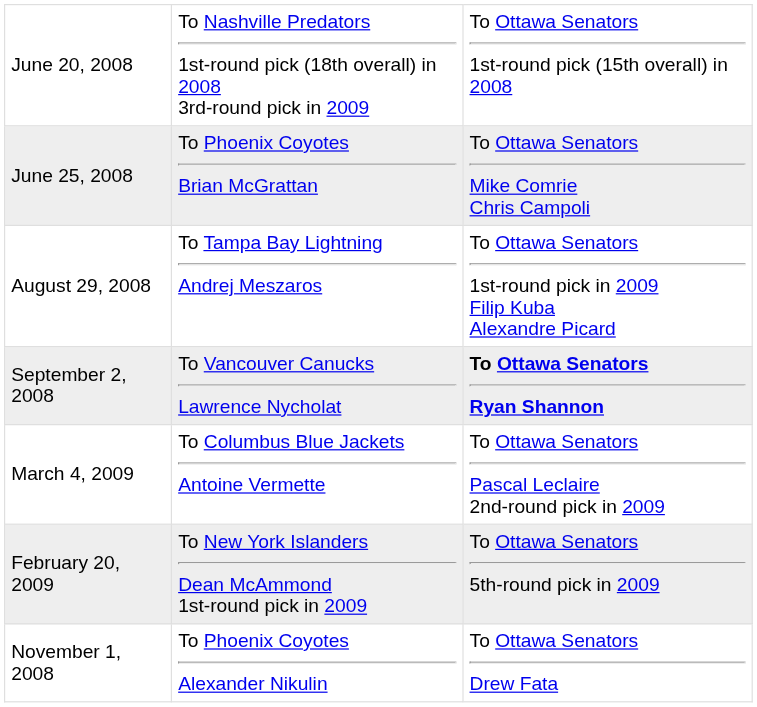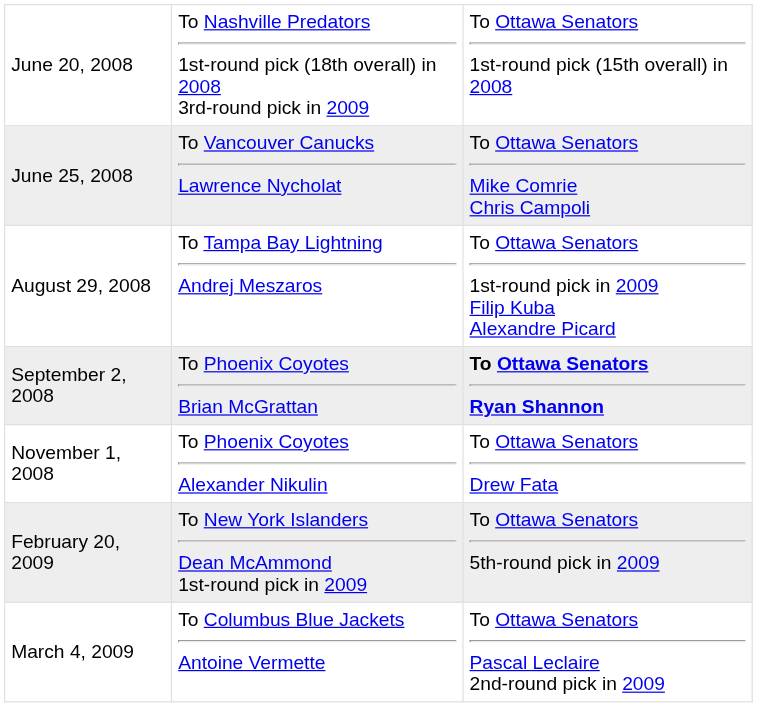(317, 164) To Phoenix Coyotes Brian McGrattan -> (317, 164) To Vancouver Canucks Lawrence Nycholat
(317, 385) To Vancouver Canucks Lawrence Nycholat -> (317, 385) To Phoenix Coyotes Brian McGrattan
rows swapped: (66, 662) <-> (73, 474)
